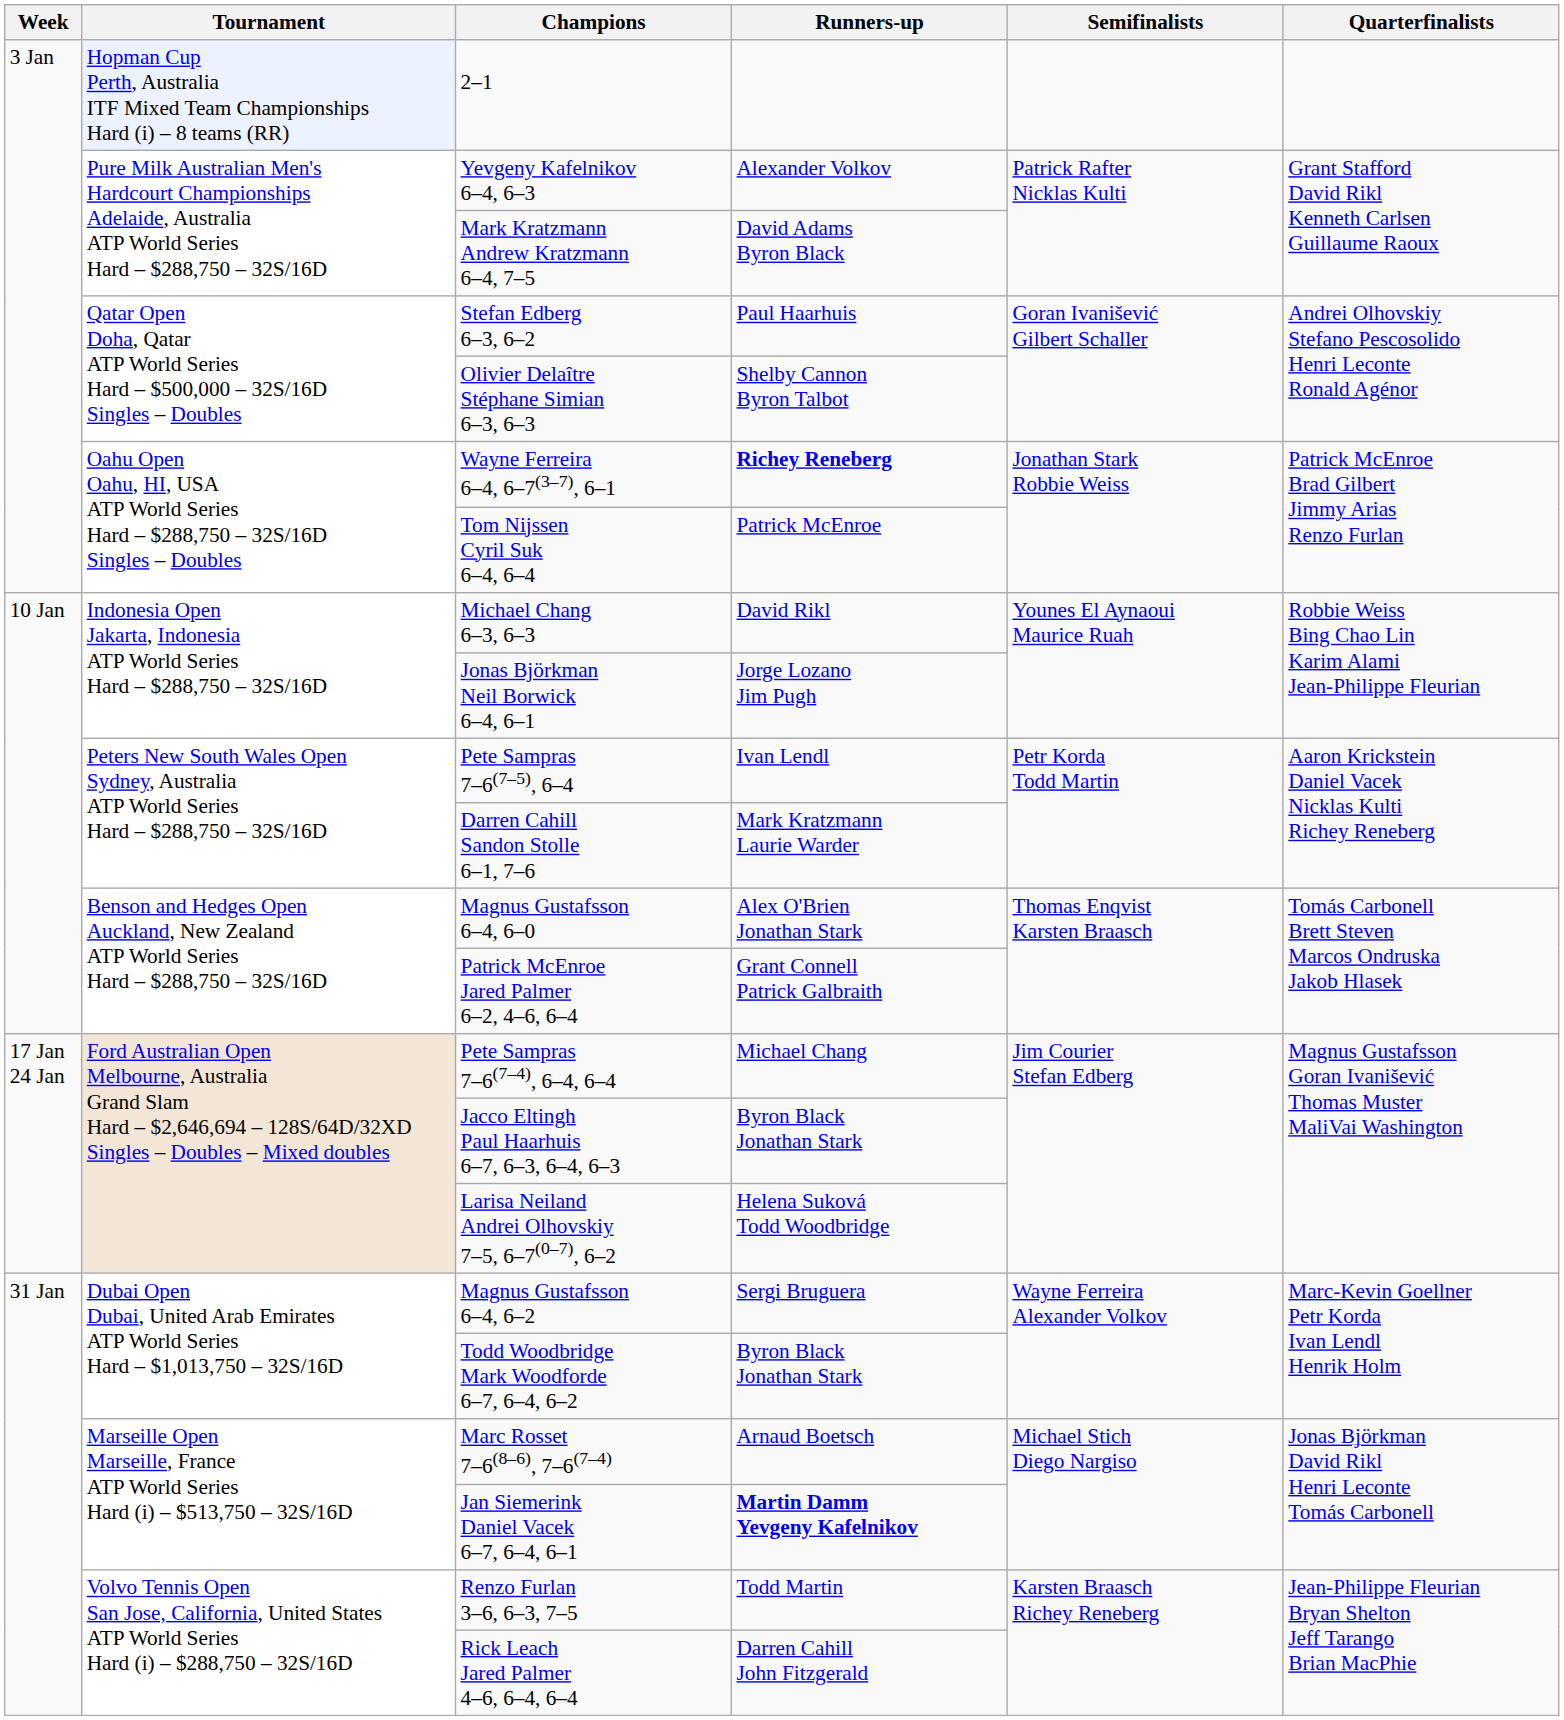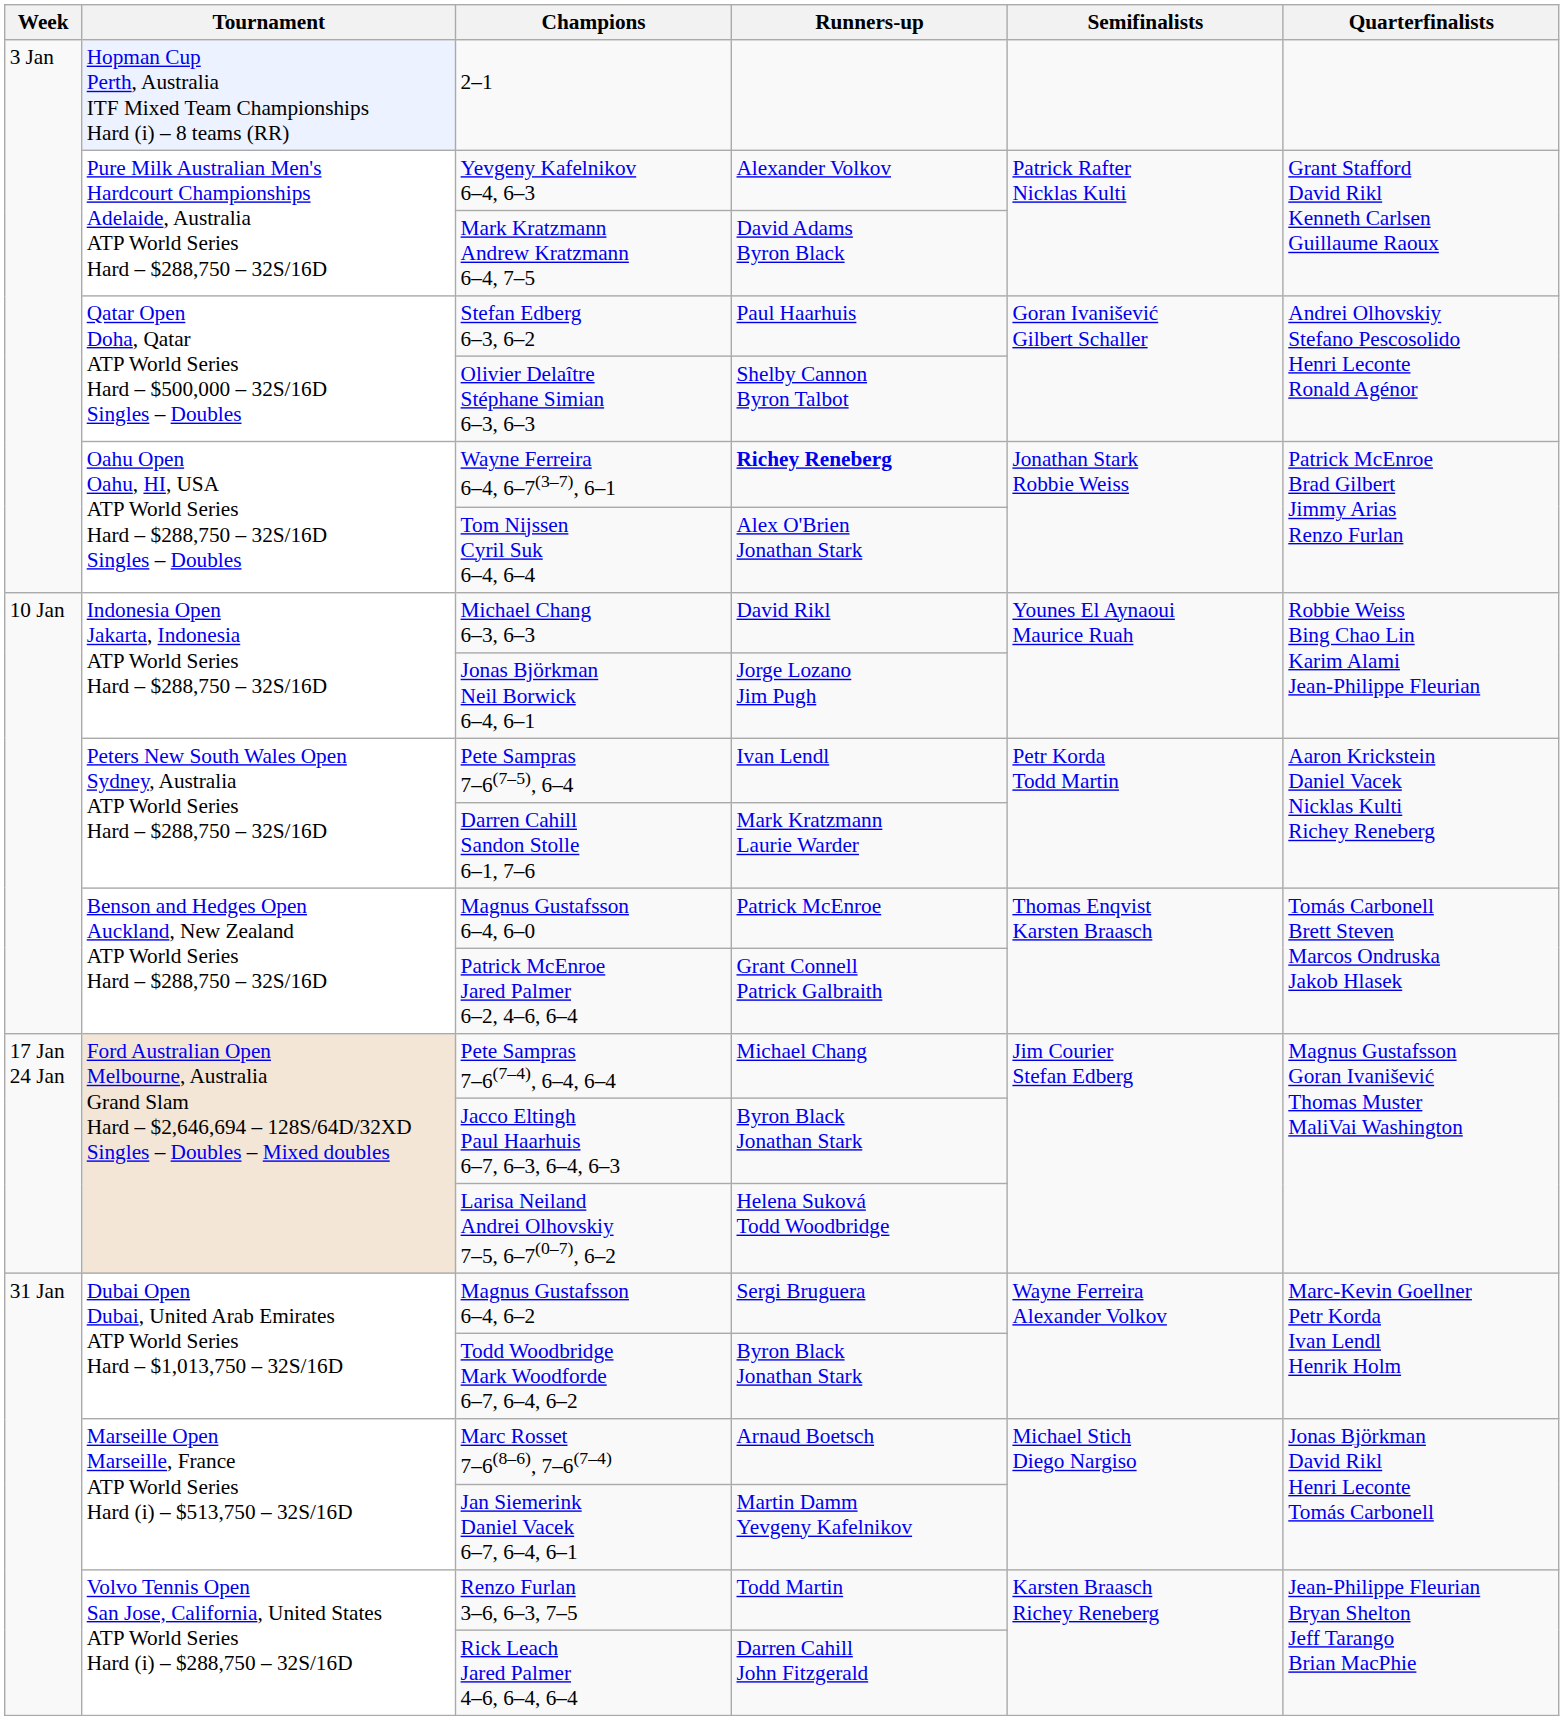(809, 524) Patrick McEnroe -> (799, 536) Alex O'Brien Jonathan Stark
(799, 918) Alex O'Brien Jonathan Stark -> (809, 905) Patrick McEnroe
(827, 1514) bold -> (824, 1514) normal
